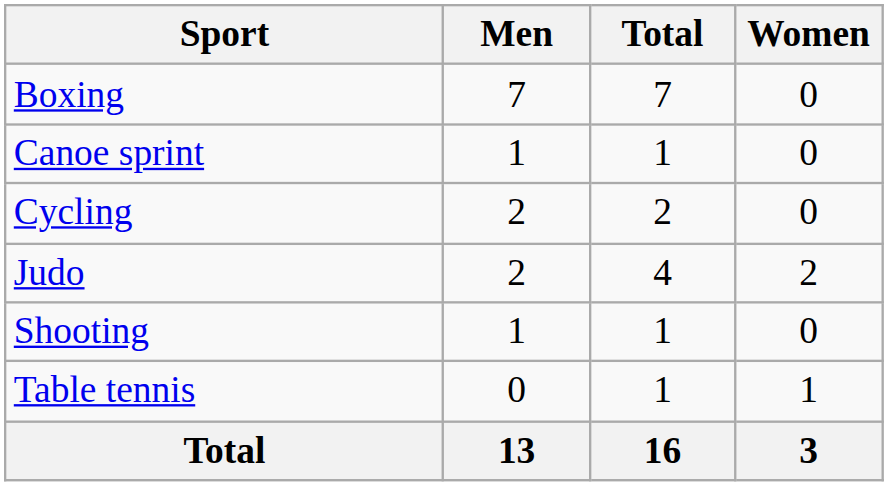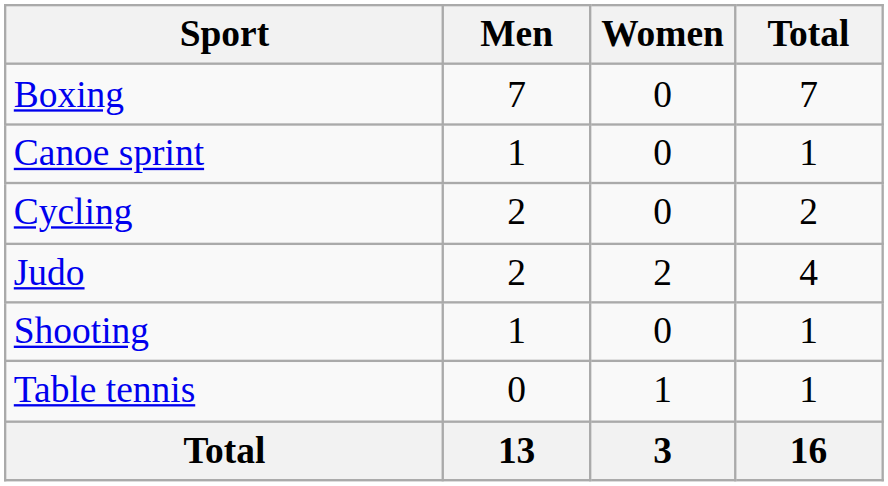columns swapped: (809, 34) <-> (663, 34)
